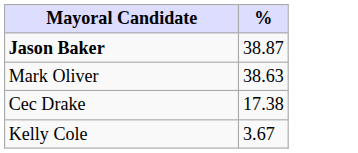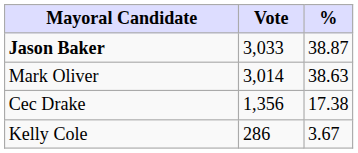+ column: (271, 18)
